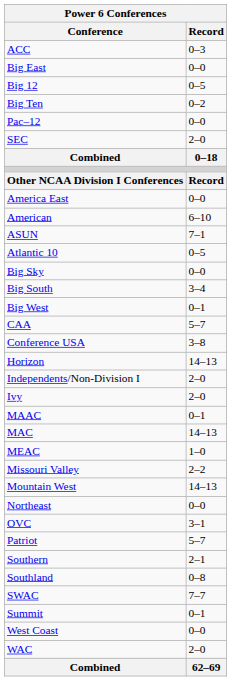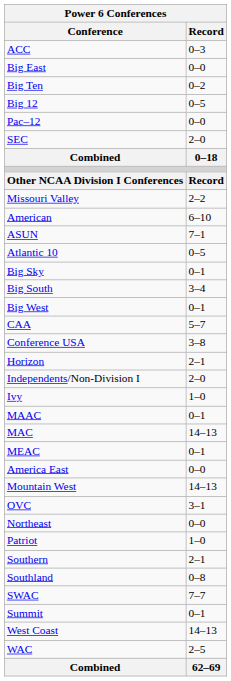rows swapped: (25, 103) <-> (22, 85)
rows swapped: (38, 198) <-> (43, 469)
(197, 270) 0–0 -> (197, 270) 0–1
(203, 361) 14–13 -> (197, 361) 2–1
(197, 397) 2–0 -> (197, 397) 1–0
(197, 451) 1–0 -> (197, 451) 0–1
rows swapped: (29, 505) <-> (19, 523)
(197, 541) 5–7 -> (197, 541) 1–0
(197, 631) 0–0 -> (203, 631) 14–13
(197, 649) 2–0 -> (197, 649) 2–5
